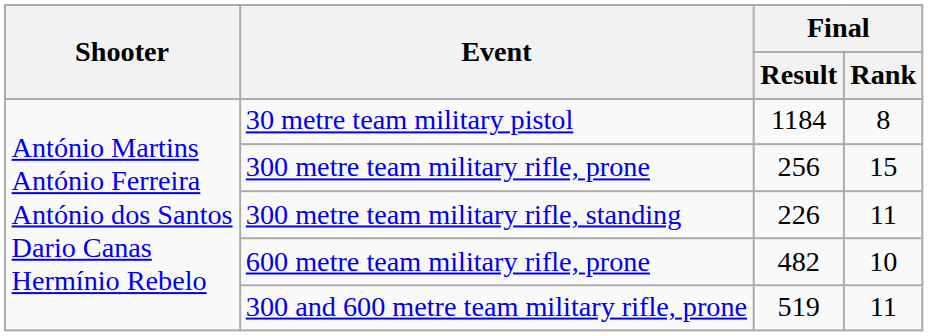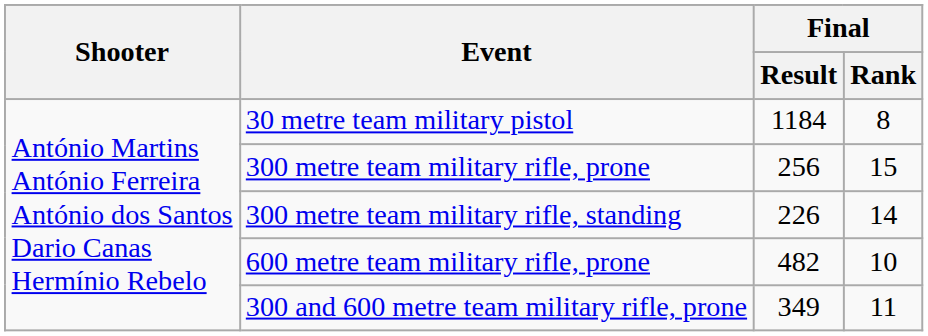(883, 214) 11 -> (883, 214) 14
(799, 307) 519 -> (799, 307) 349
